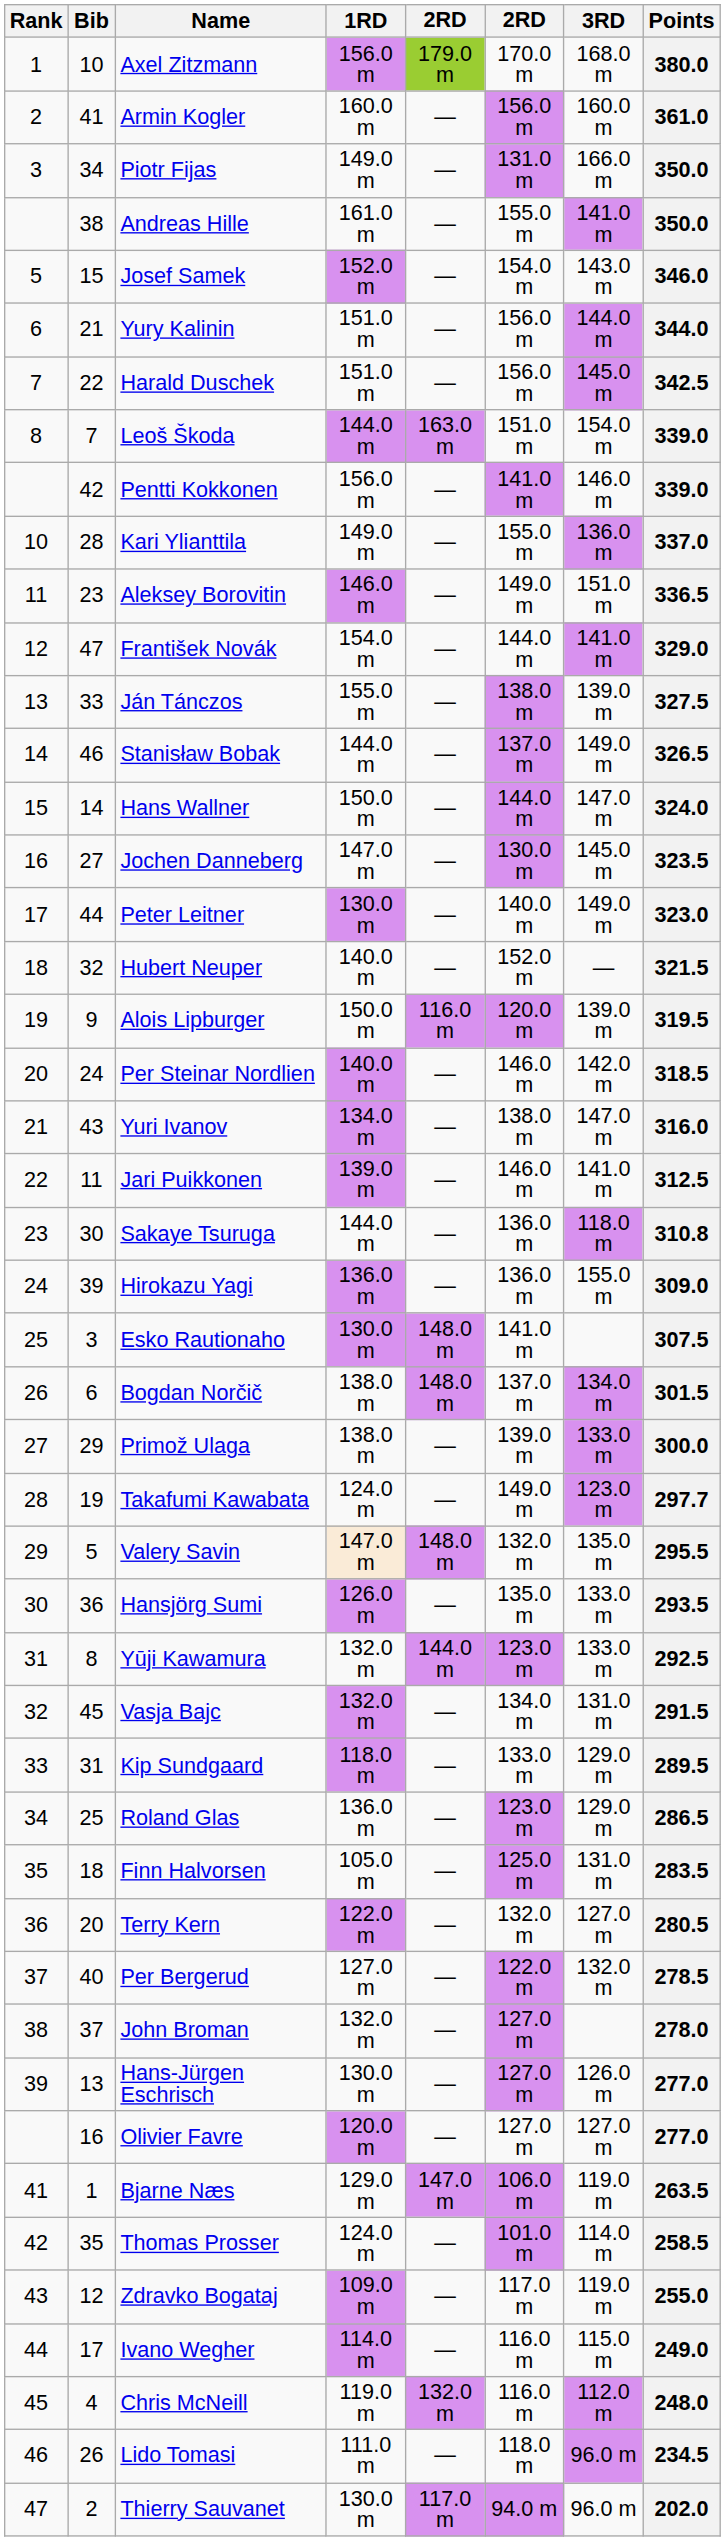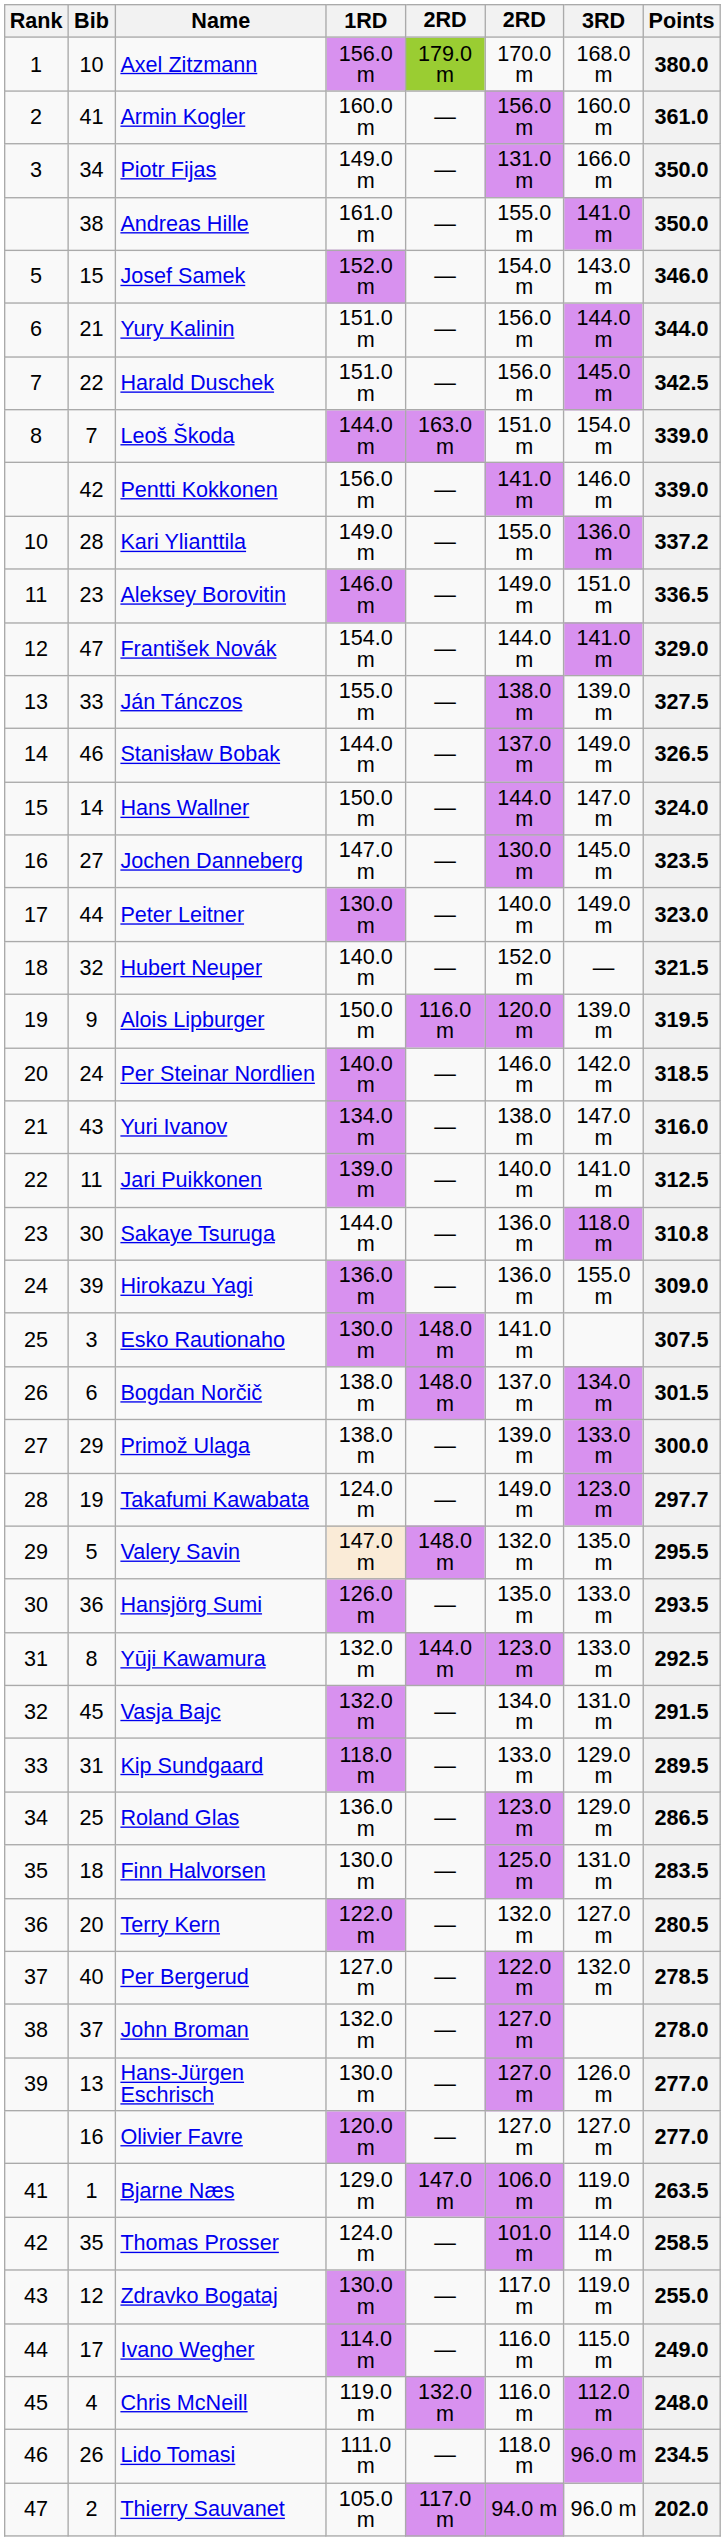(682, 542) 337.0 -> (682, 542) 337.2
(524, 1180) 146.0 m -> (524, 1180) 140.0 m
(366, 1871) 105.0 m -> (366, 1871) 130.0 m
(366, 2296) 109.0 m -> (366, 2296) 130.0 m
(366, 2509) 130.0 m -> (366, 2509) 105.0 m
